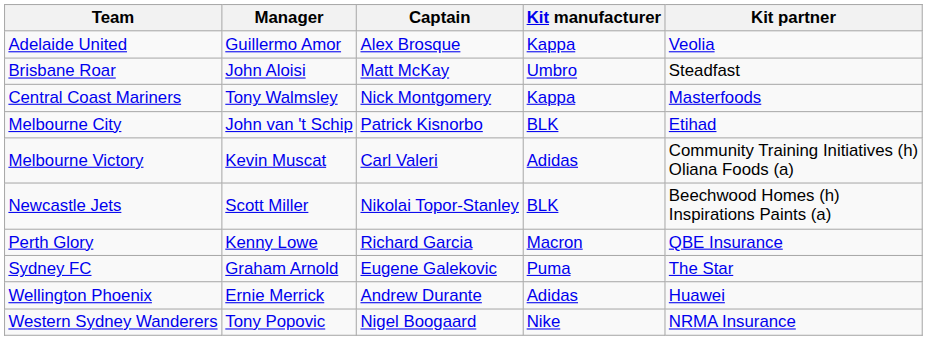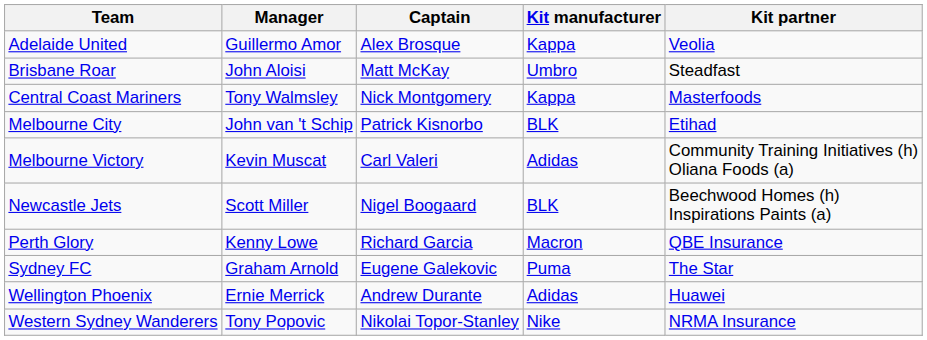(440, 206) Nikolai Topor-Stanley -> (418, 206) Nigel Boogaard
(418, 322) Nigel Boogaard -> (440, 322) Nikolai Topor-Stanley
